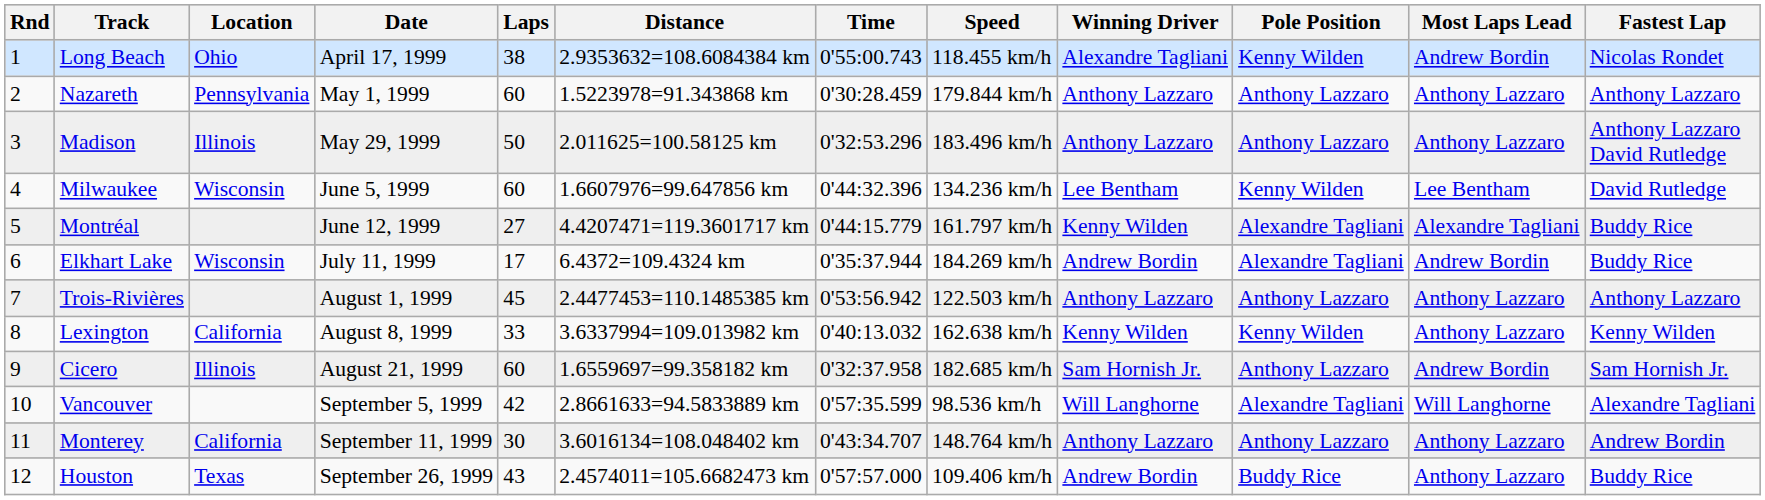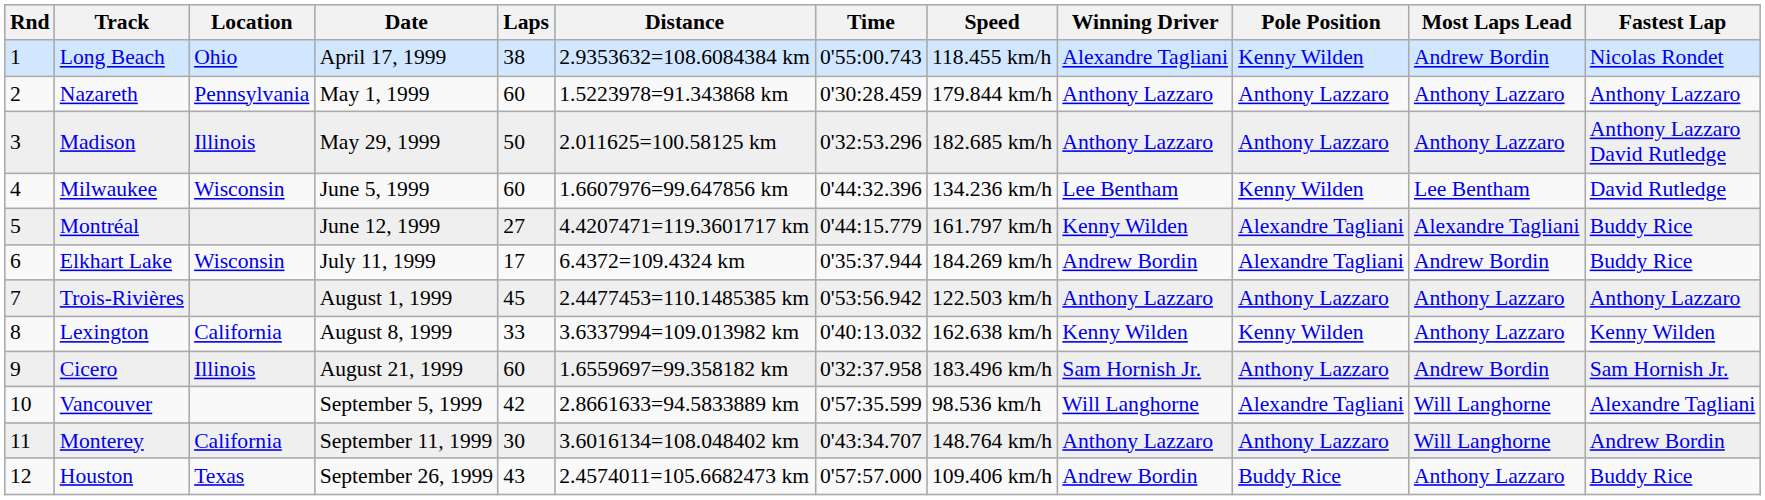(992, 141) 183.496 km/h -> (992, 141) 182.685 km/h
(992, 368) 182.685 km/h -> (992, 368) 183.496 km/h
(1489, 439) Anthony Lazzaro -> (1482, 439) Will Langhorne
